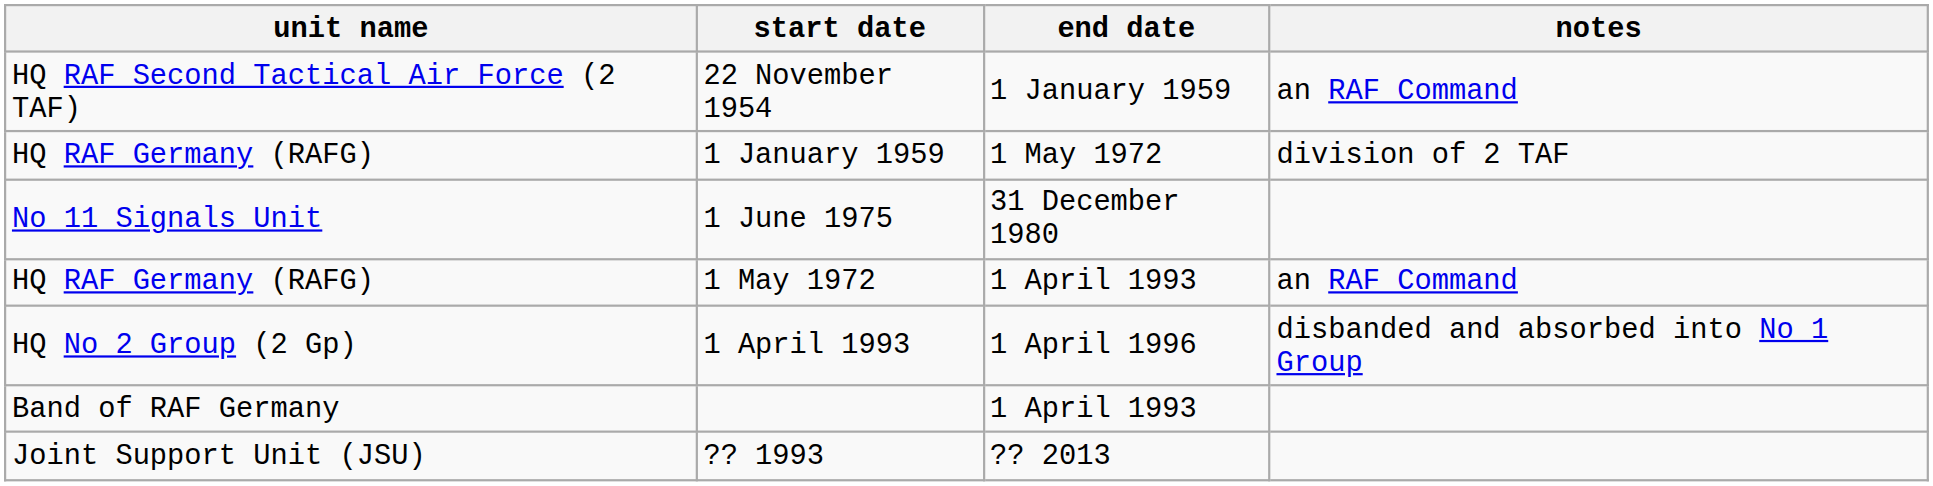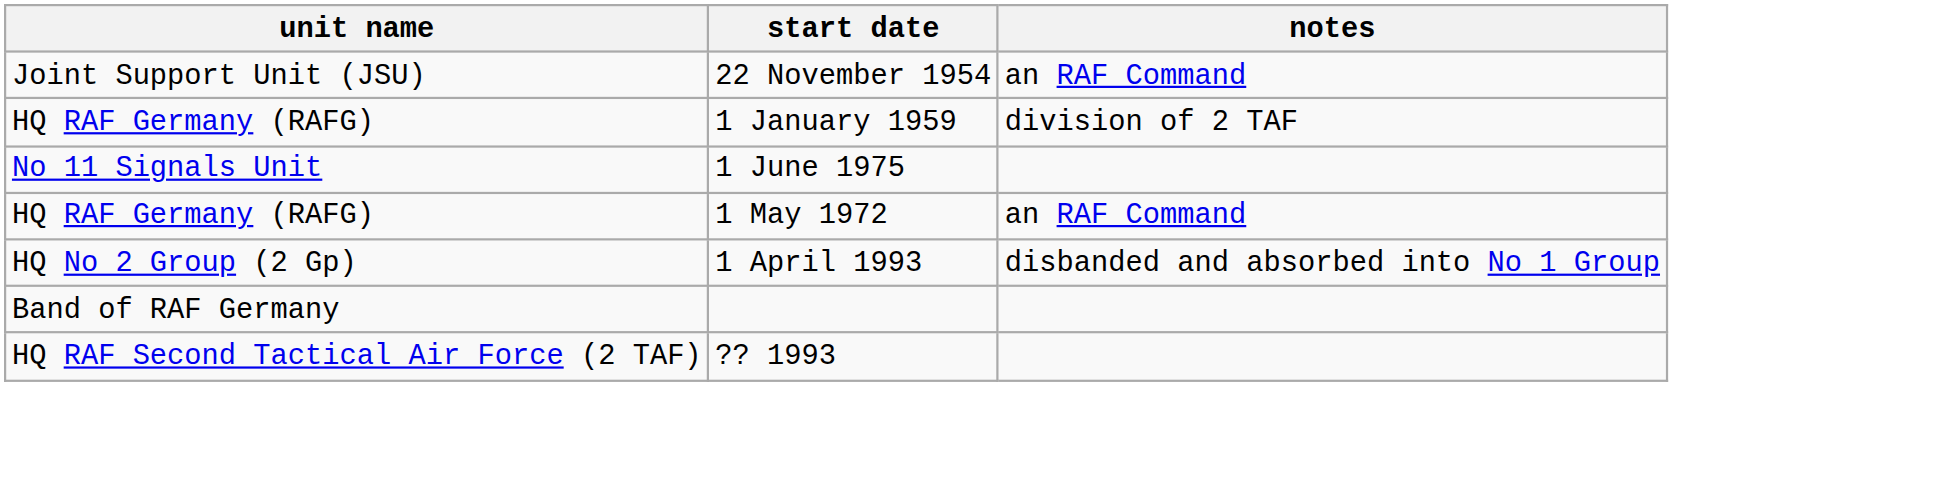- column: (1126, 29)
(314, 92) HQ RAF Second Tactical Air Force (2 TAF) -> (219, 75) Joint Support Unit (JSU)
(219, 456) Joint Support Unit (JSU) -> (357, 356) HQ RAF Second Tactical Air Force (2 TAF)
